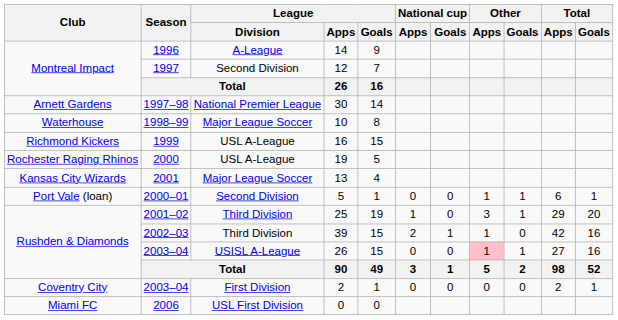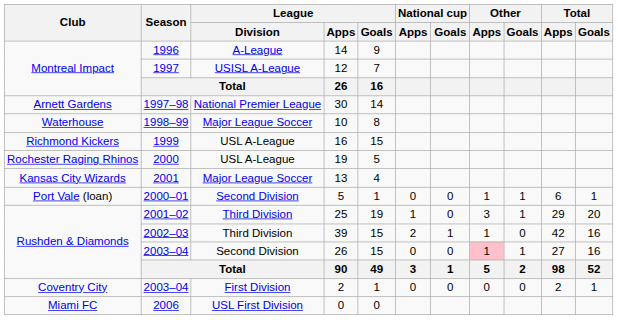(257, 68) Second Division -> (257, 68) USISL A-League
(257, 251) USISL A-League -> (257, 251) Second Division
